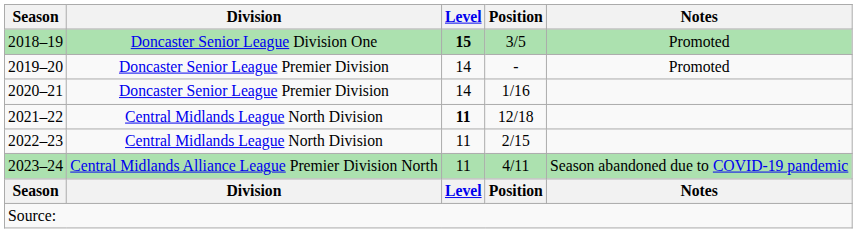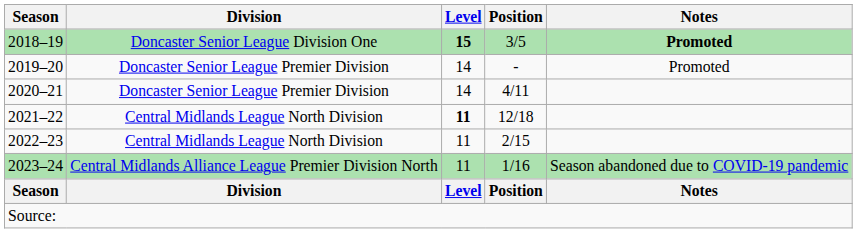(699, 41) normal -> (699, 41) bold
(516, 91) 1/16 -> (516, 91) 4/11
(516, 166) 4/11 -> (516, 166) 1/16
